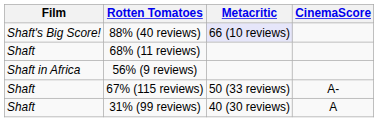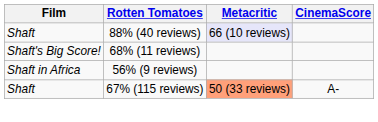(54, 32) Shaft's Big Score! -> (21, 32) Shaft
(21, 51) Shaft -> (54, 51) Shaft's Big Score!
(249, 88) no background -> (249, 88) lightsalmon background
- row: (155, 107)
